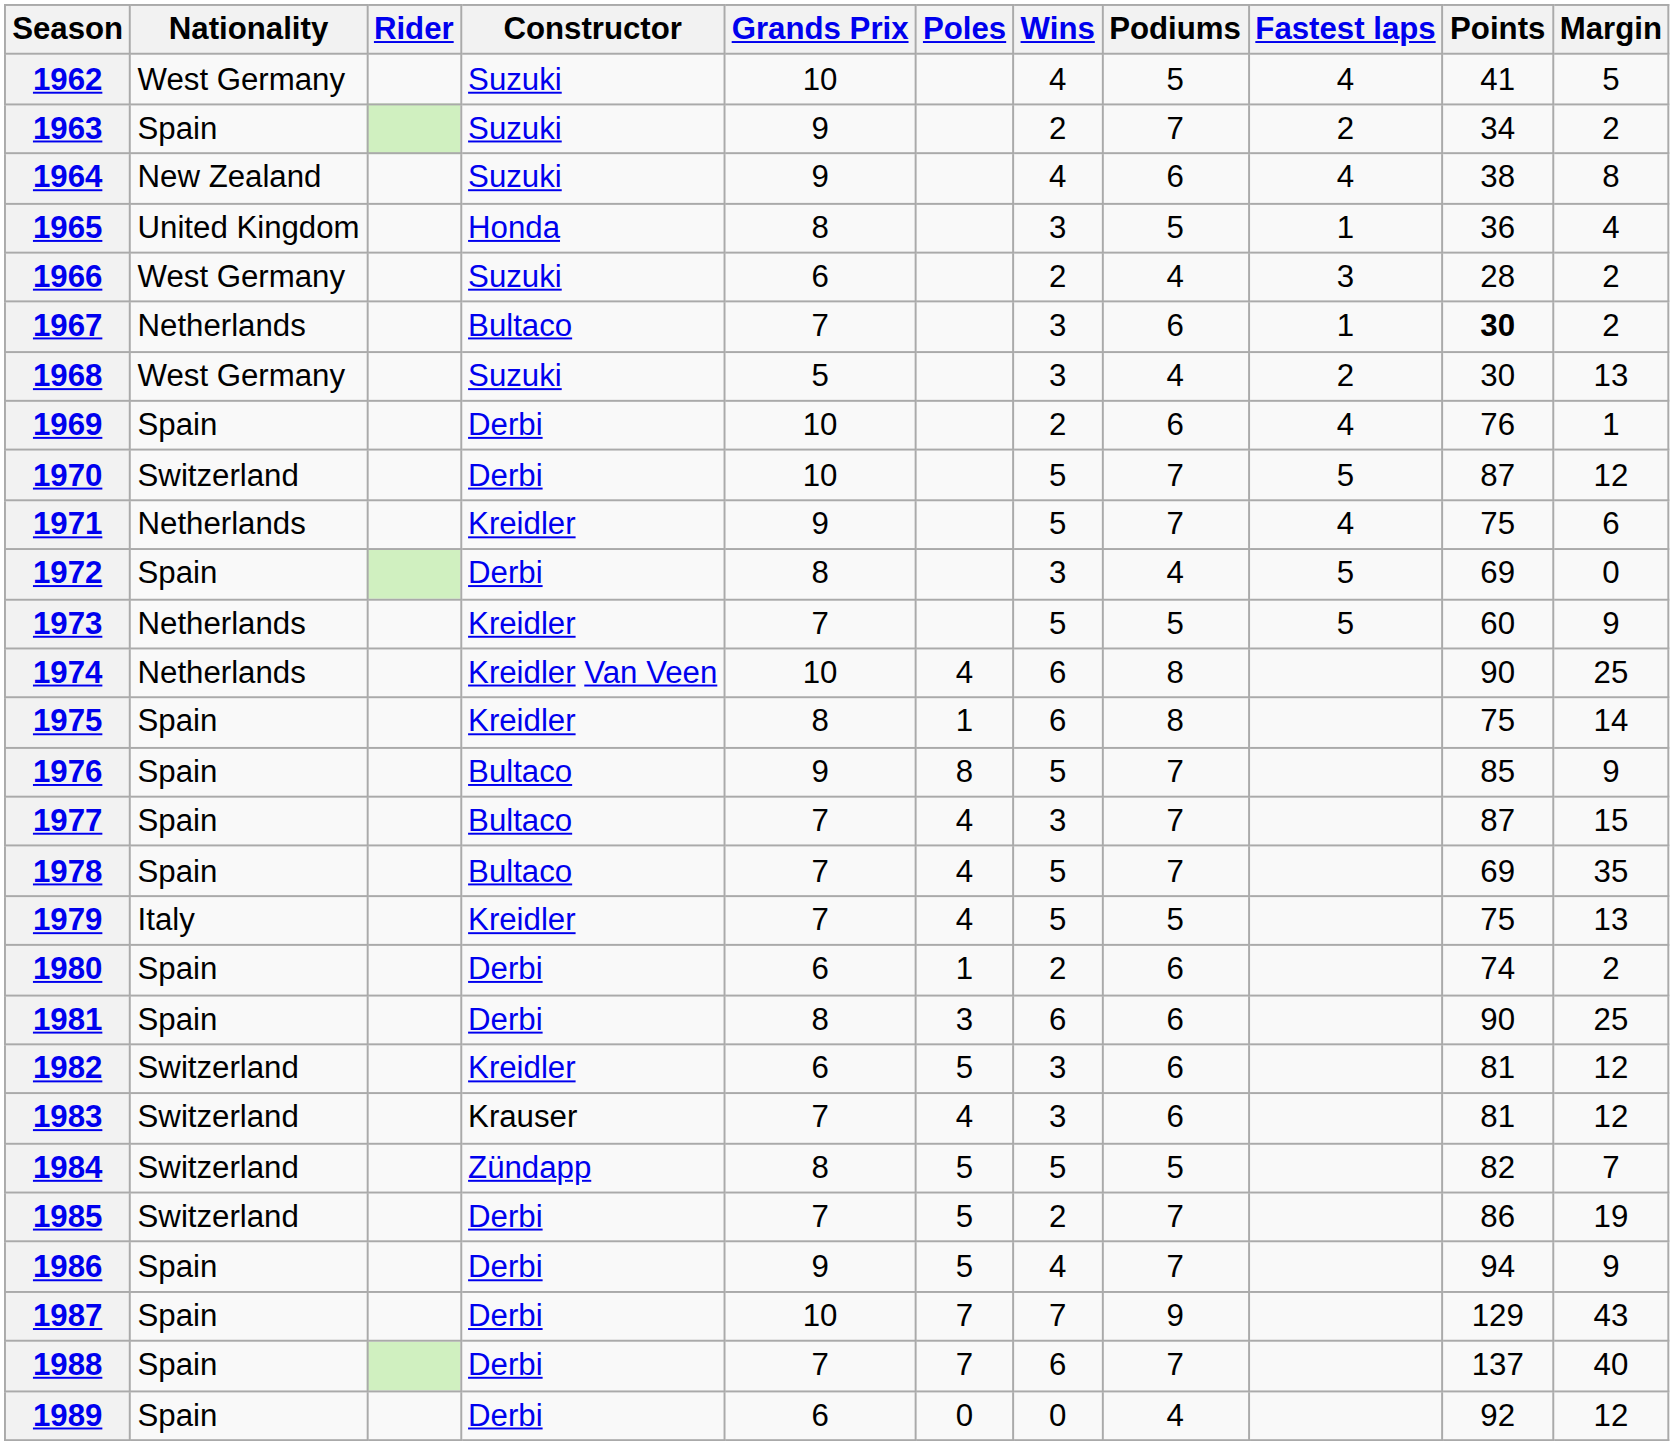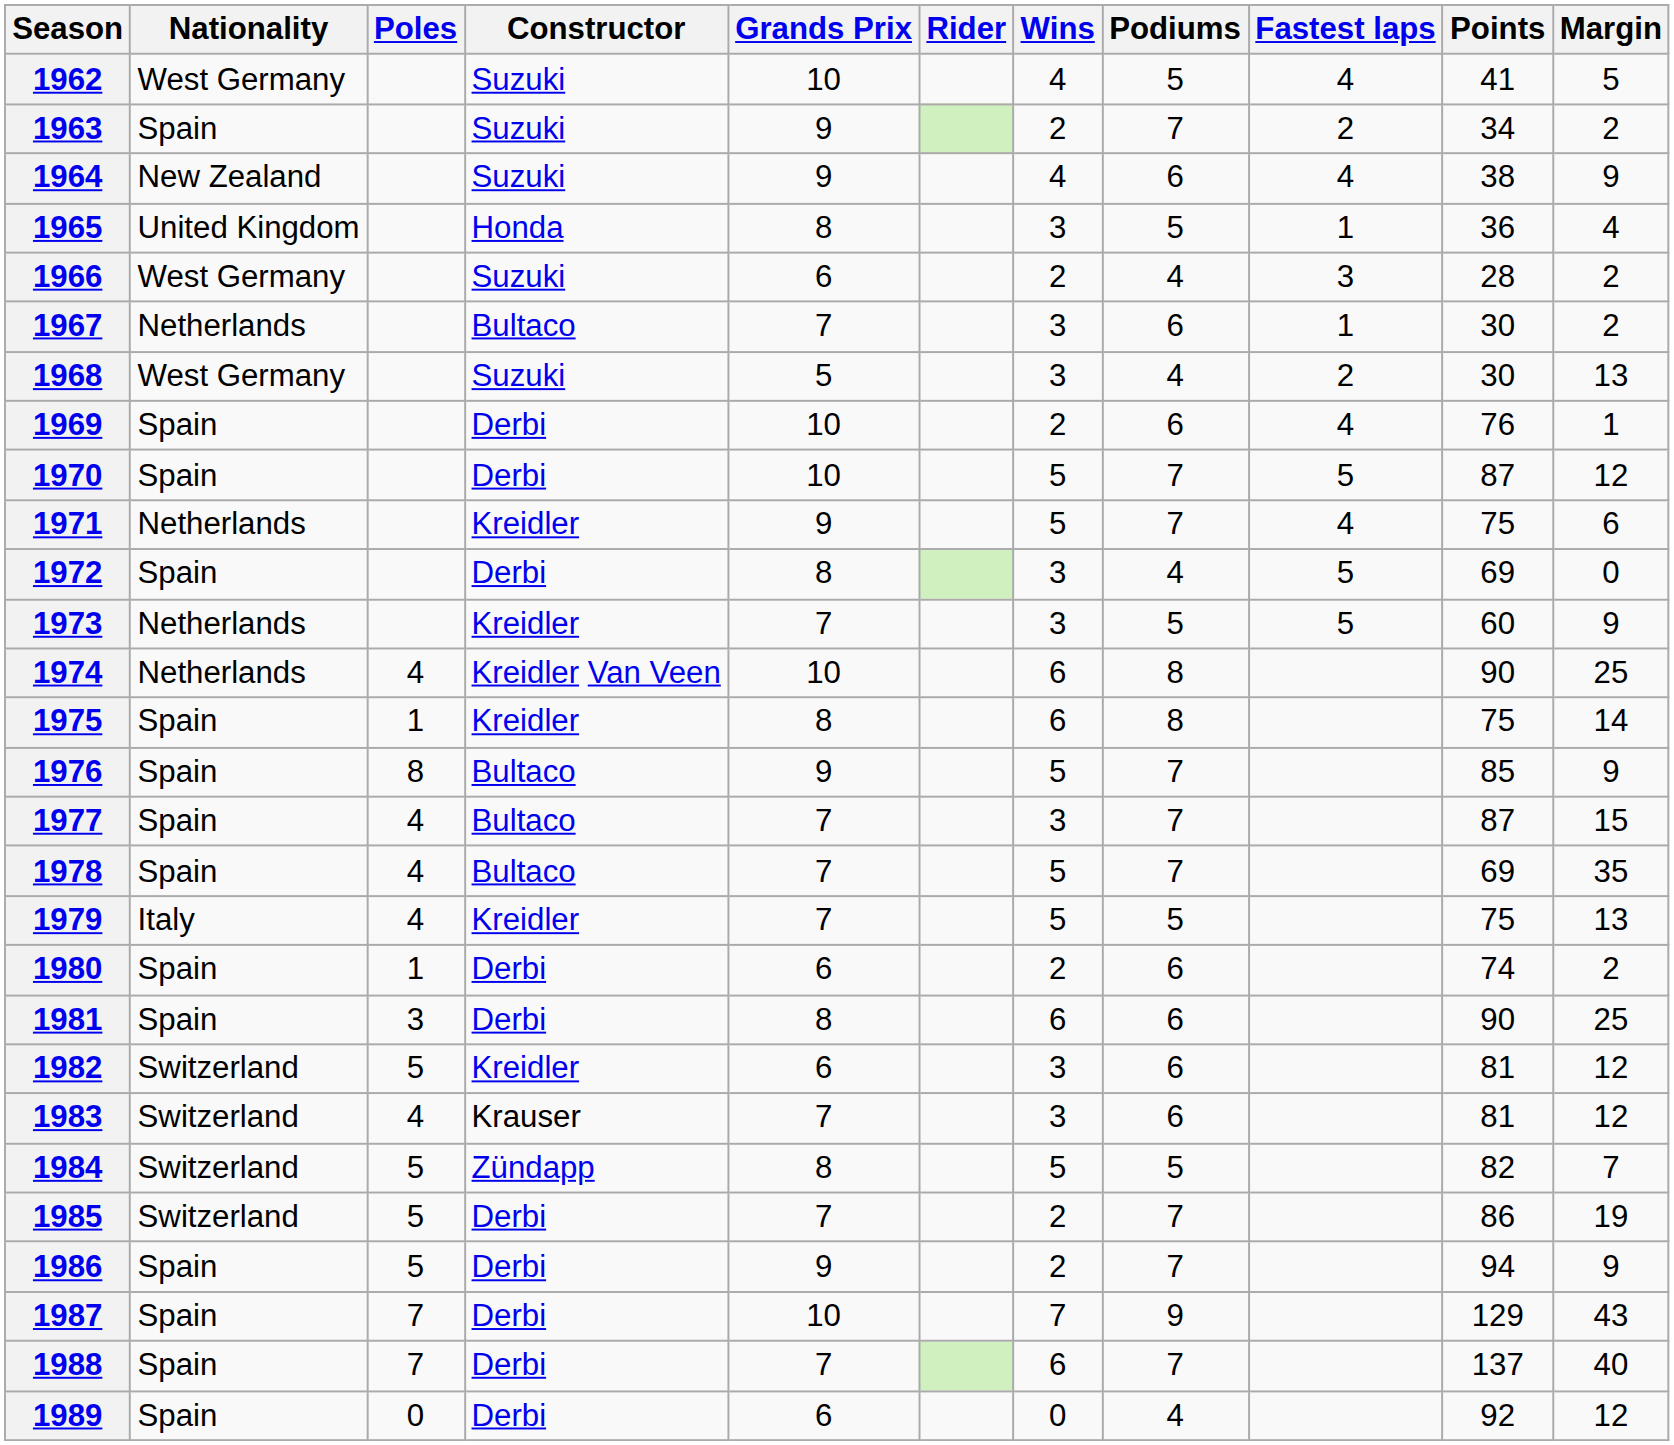columns swapped: (414, 29) <-> (965, 29)
(1611, 177) 8 -> (1611, 177) 9
(1498, 326) bold -> (1498, 326) normal
(218, 474) Switzerland -> (177, 474) Spain
(1058, 623) 5 -> (1058, 623) 3
(1058, 1266) 4 -> (1058, 1266) 2
